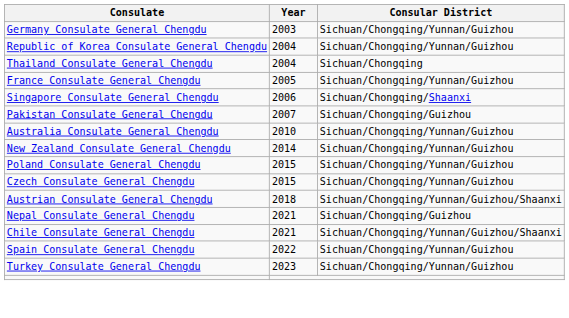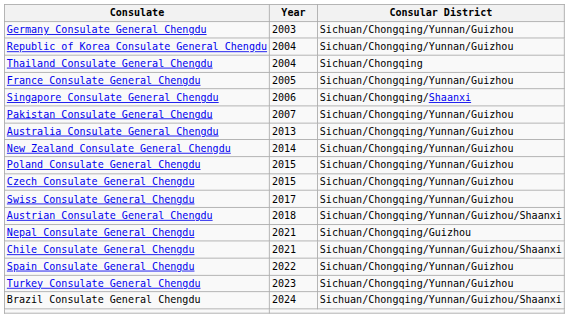(395, 114) Sichuan/Chongqing/Guizhou -> (417, 114) Sichuan/Chongqing/Yunnan/Guizhou
(284, 131) 2010 -> (284, 131) 2013
+ row: (101, 199)
+ row: (104, 300)
